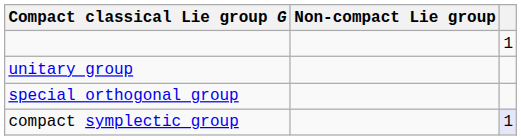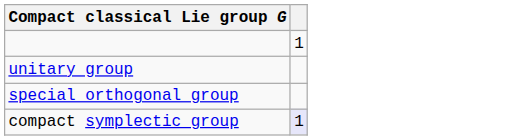- column: (395, 18)
